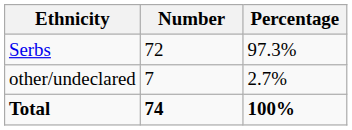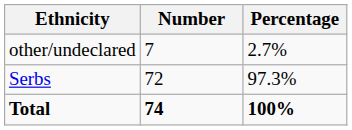rows swapped: (30, 49) <-> (72, 79)
